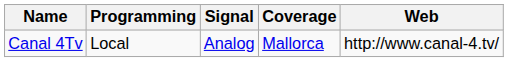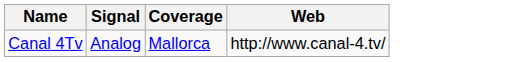- column: (143, 17)
